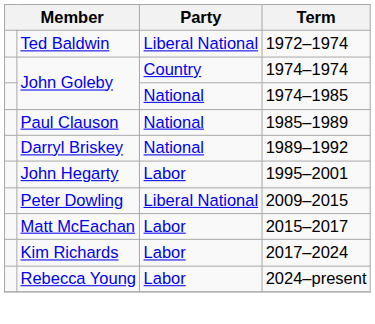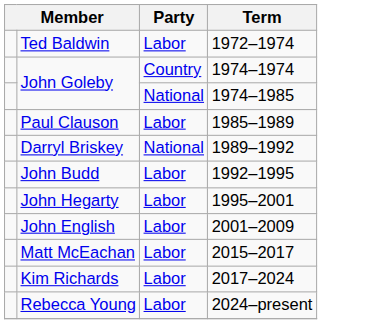(201, 43) Liberal National -> (165, 43) Labor
(174, 122) National -> (165, 122) Labor
+ row: (60, 174)
+ row: (68, 226)
- row: (72, 200)
